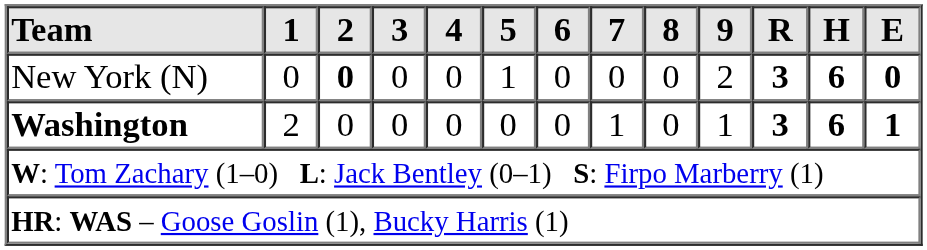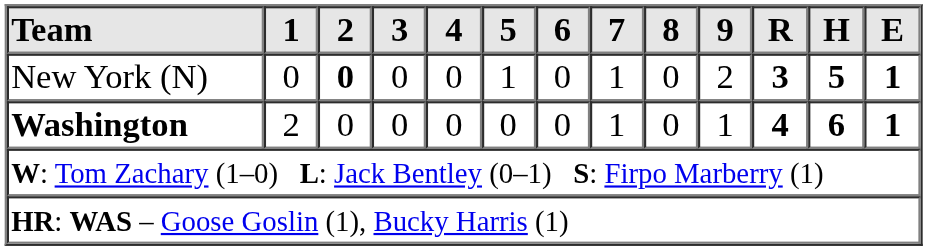(617, 76) 0 -> (617, 76) 1
(836, 76) 6 -> (836, 76) 5
(893, 76) 0 -> (893, 76) 1
(780, 124) 3 -> (780, 124) 4
